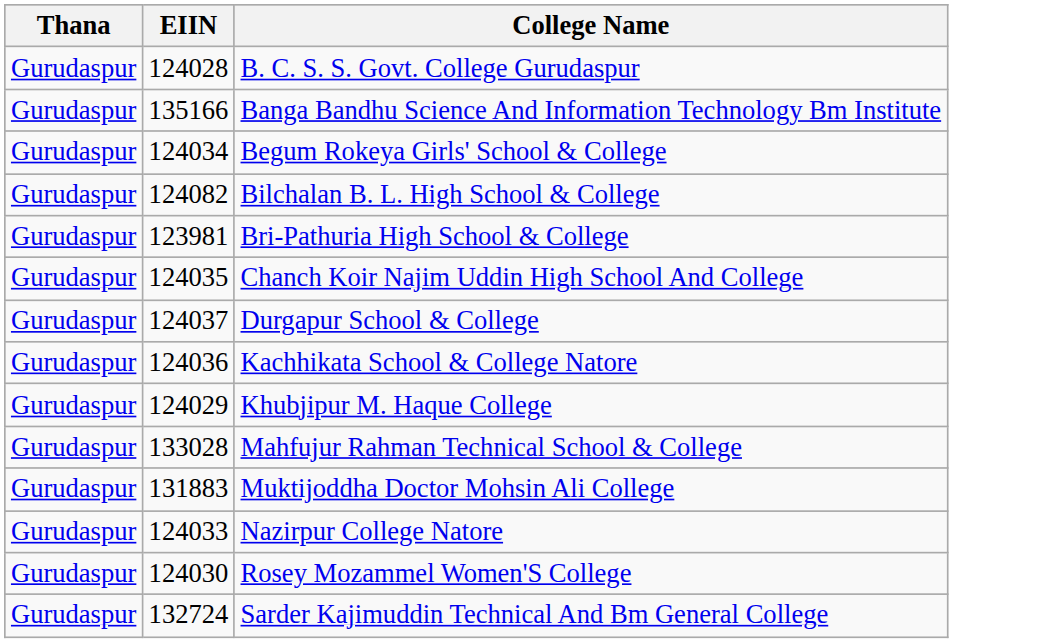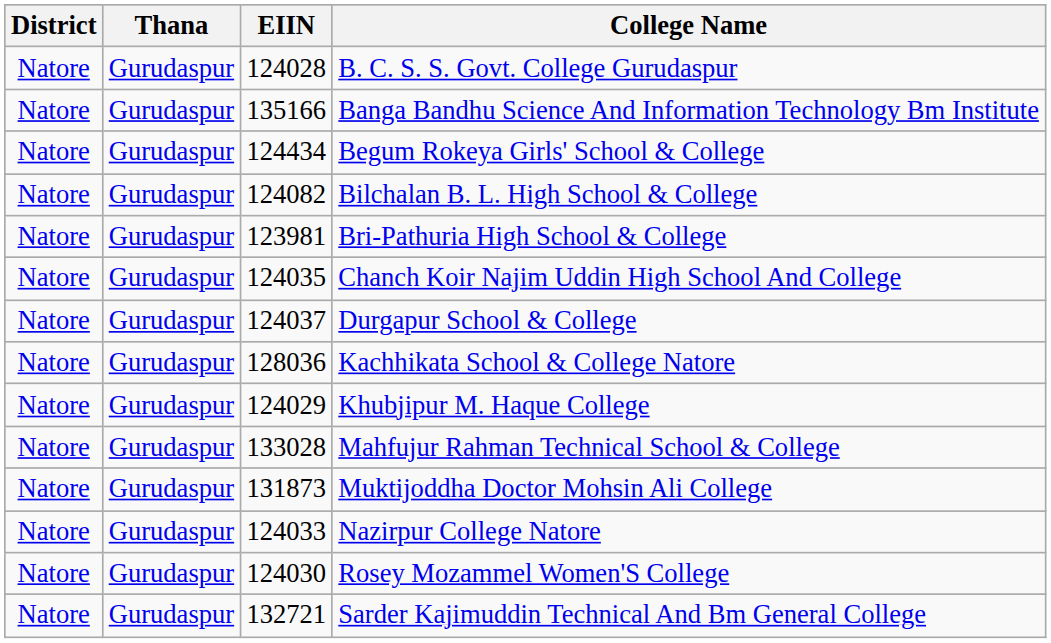+ column: (54, 25)
(188, 151) 124034 -> (286, 151) 124434
(188, 362) 124036 -> (286, 362) 128036
(188, 488) 131883 -> (286, 488) 131873
(188, 615) 132724 -> (286, 615) 132721
